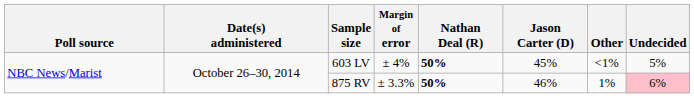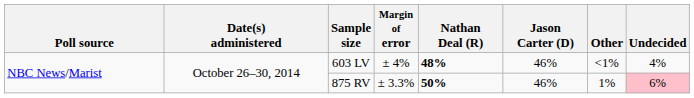(434, 63) 50% -> (434, 63) 48%
(545, 63) 45% -> (545, 63) 46%
(658, 63) 5% -> (658, 63) 4%
